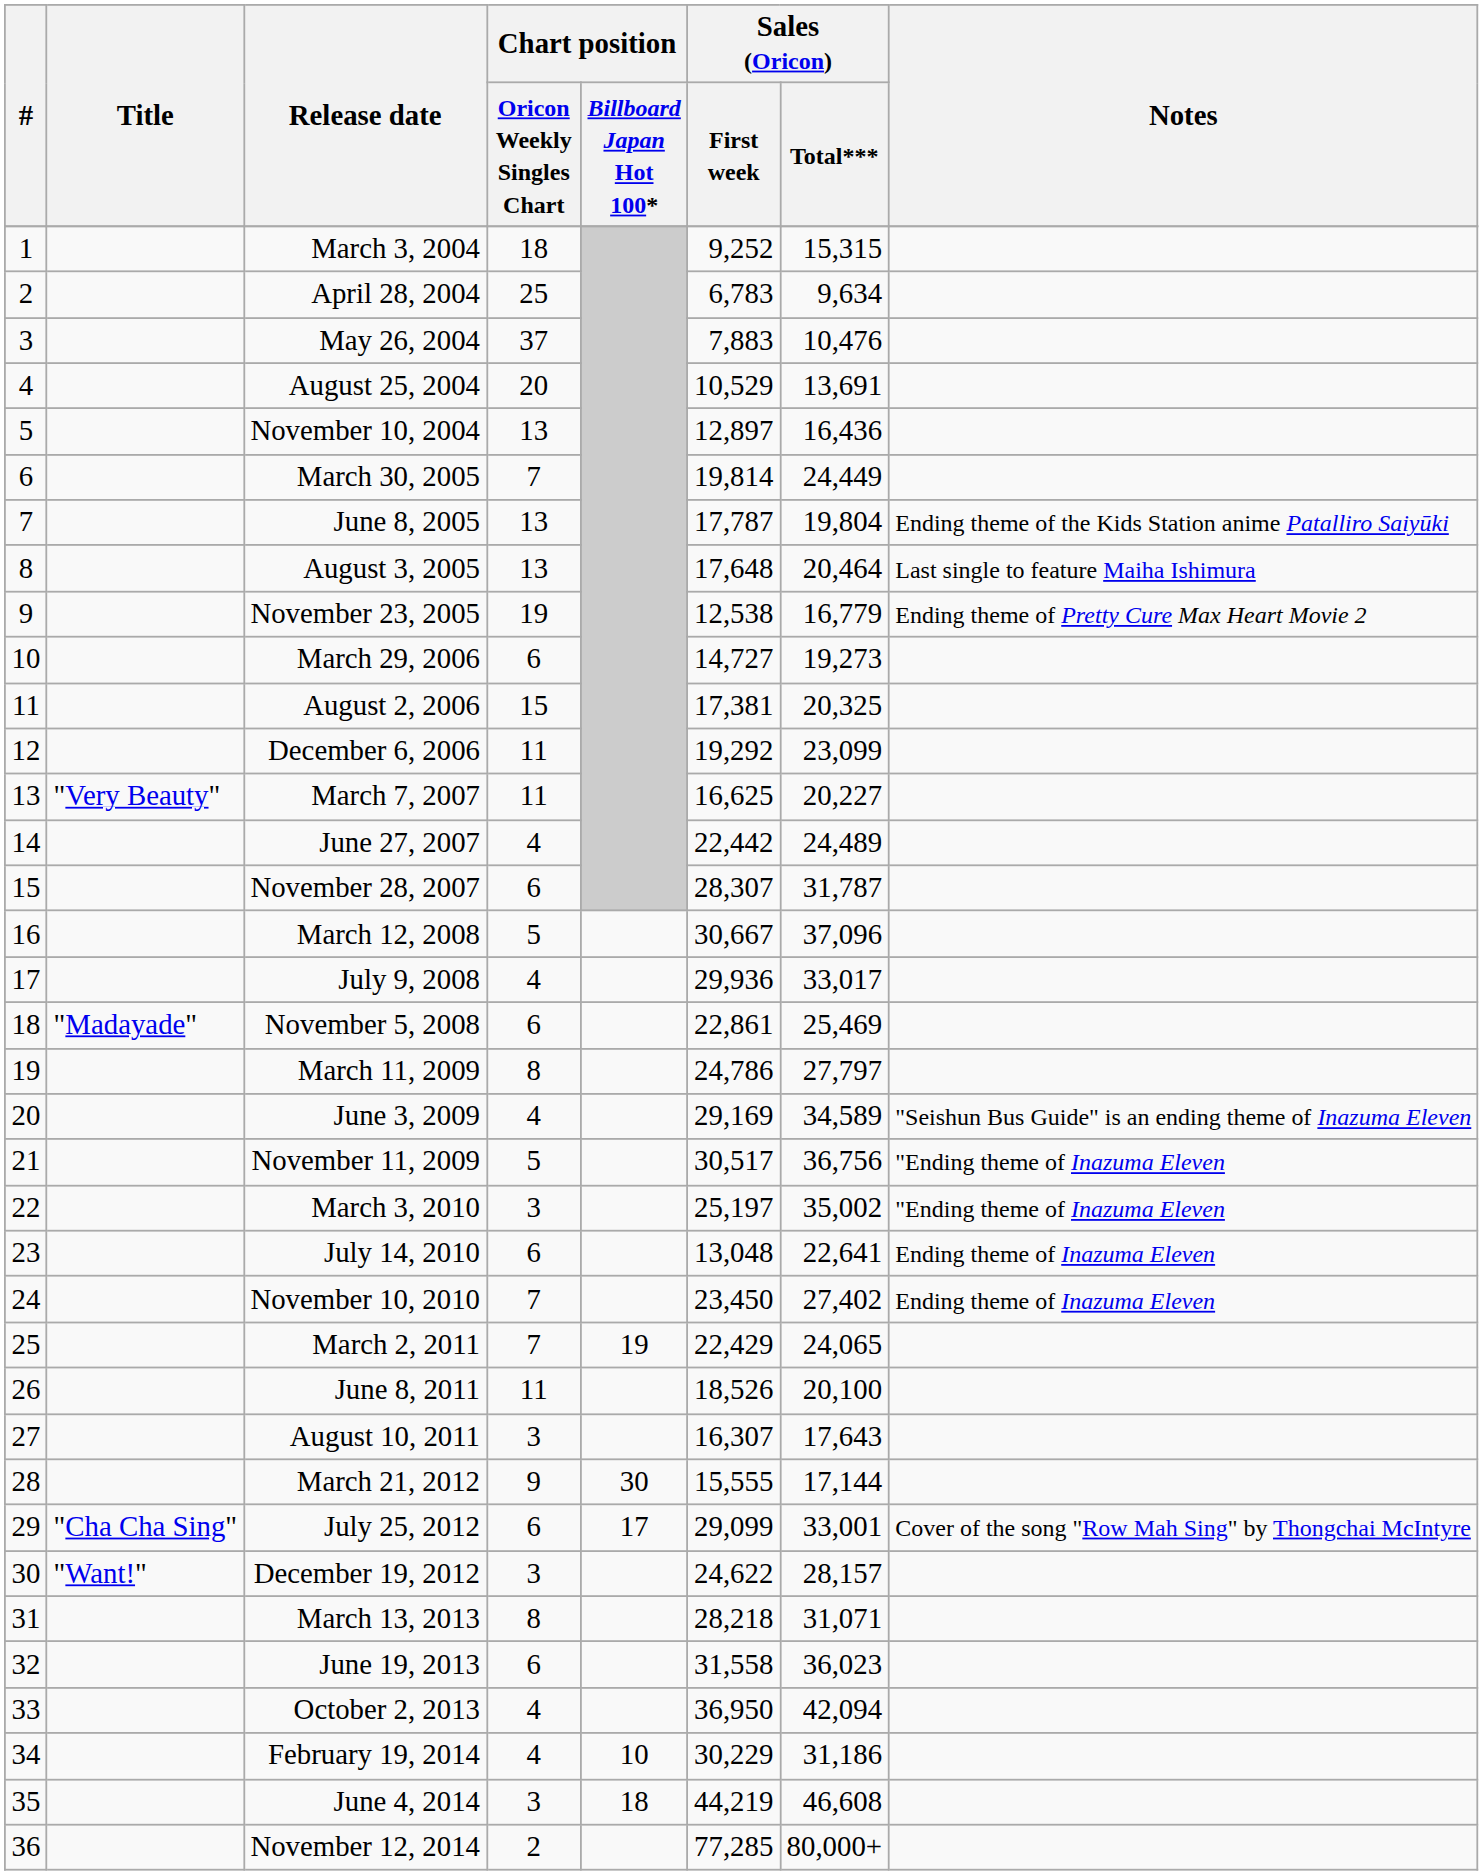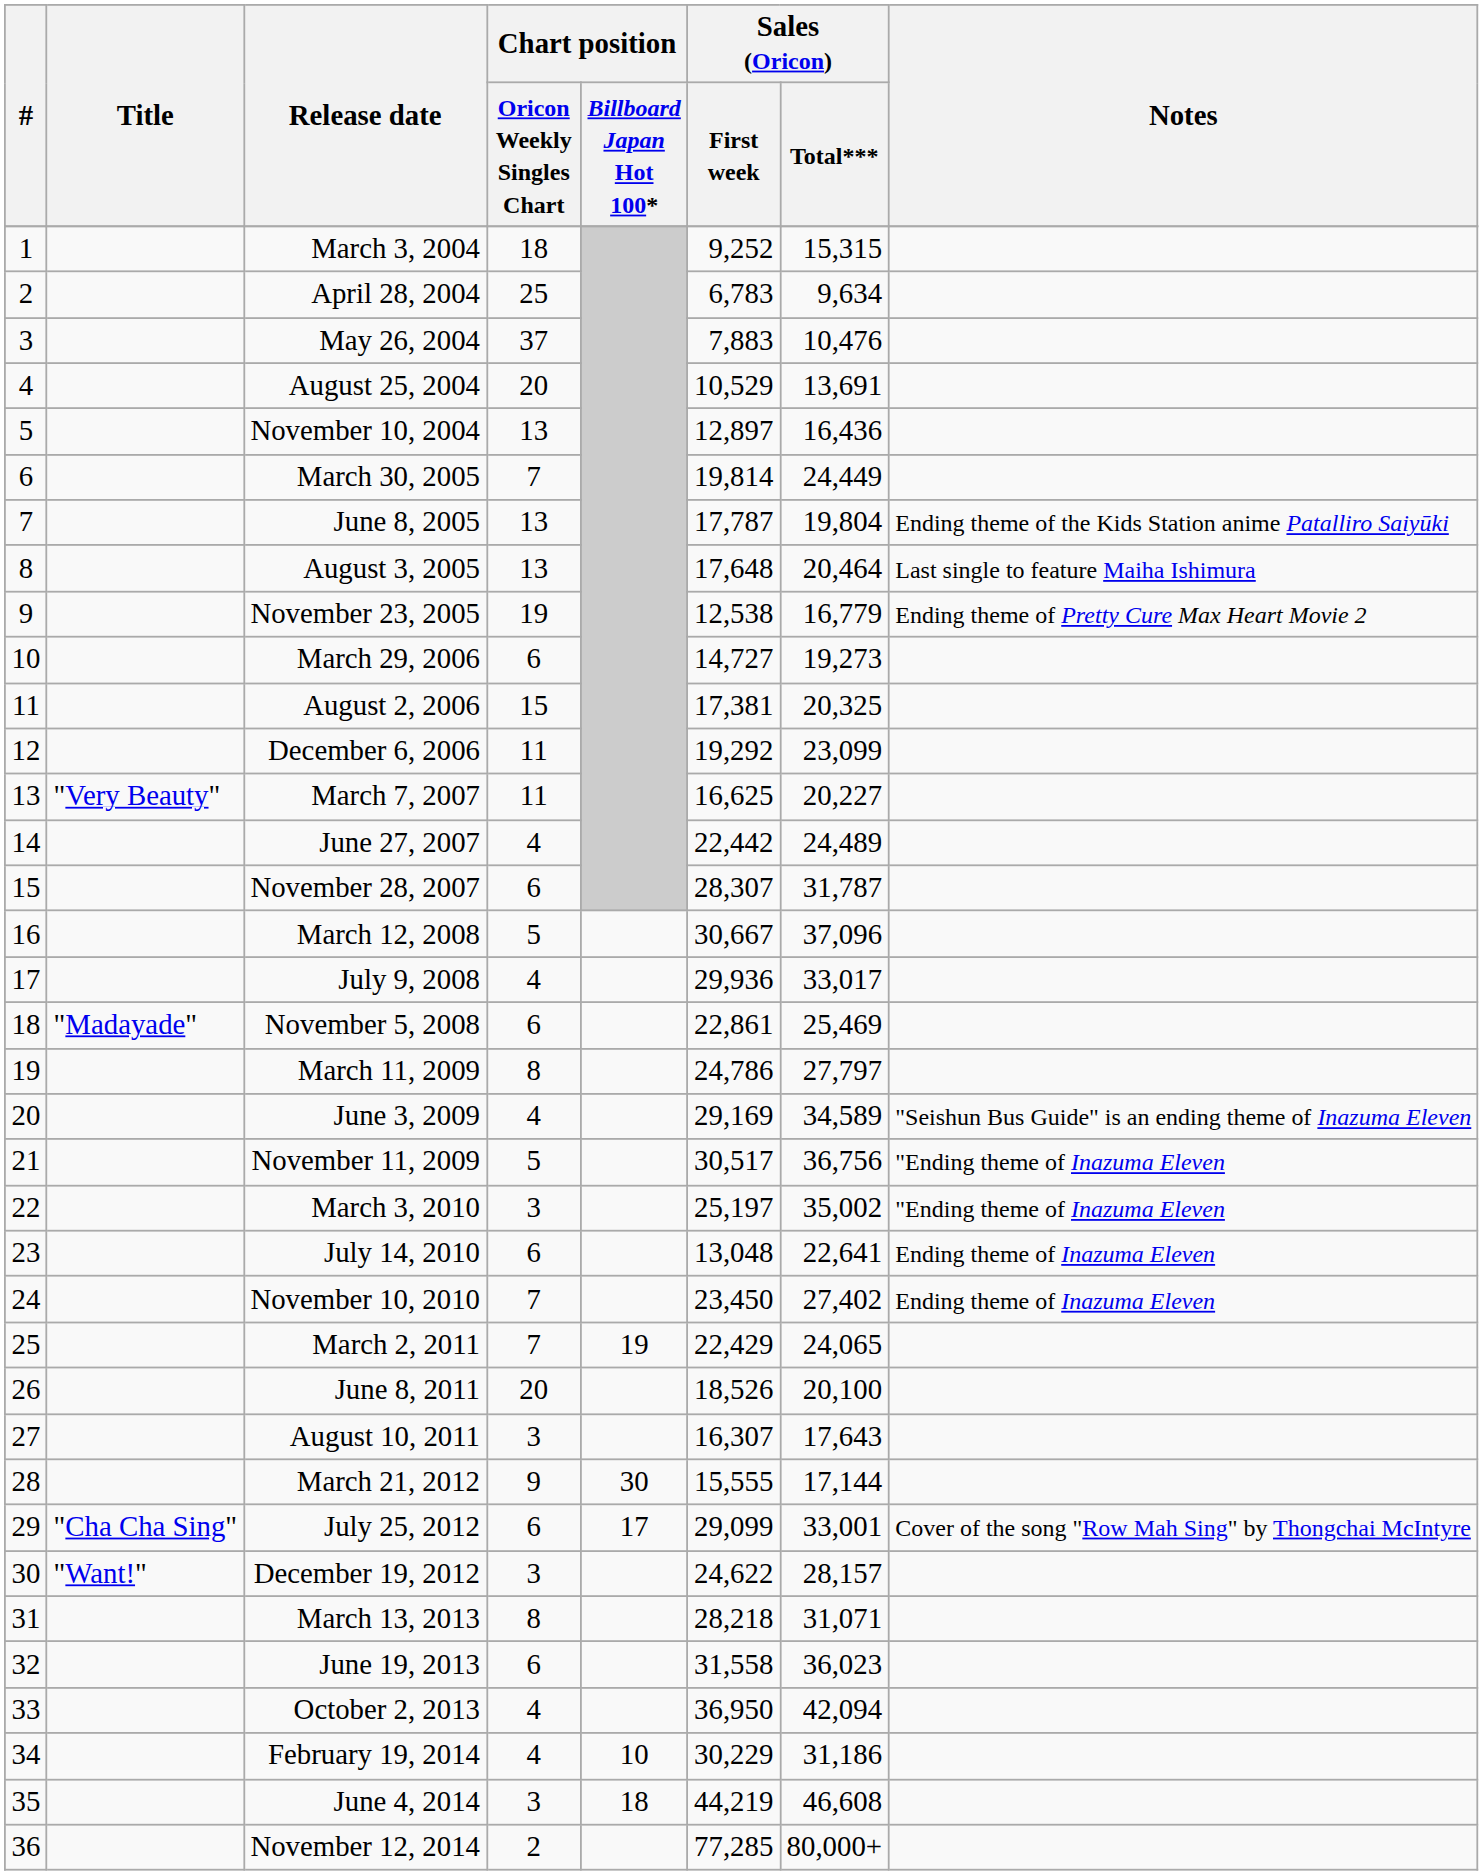(534, 1390) 11 -> (534, 1390) 20
